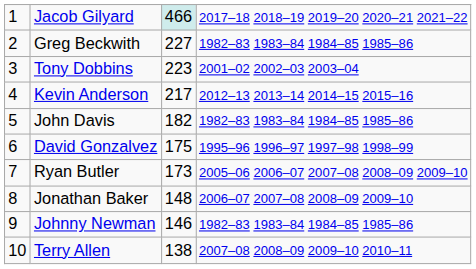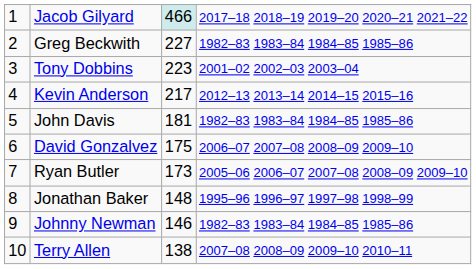(178, 120) 182 -> (178, 120) 181
(306, 147) 1995–96 1996–97 1997–98 1998–99 -> (306, 147) 2006–07 2007–08 2008–09 2009–10
(306, 199) 2006–07 2007–08 2008–09 2009–10 -> (306, 199) 1995–96 1996–97 1997–98 1998–99
